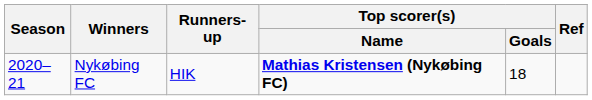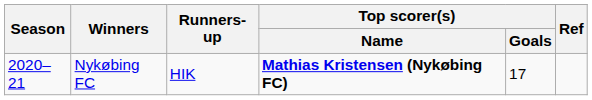(518, 74) 18 -> (518, 74) 17
